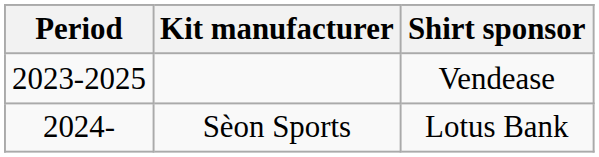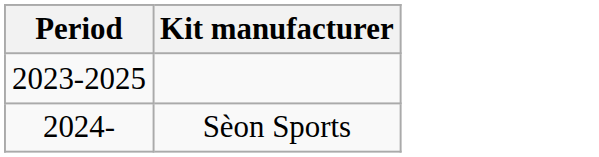- column: (497, 28)
